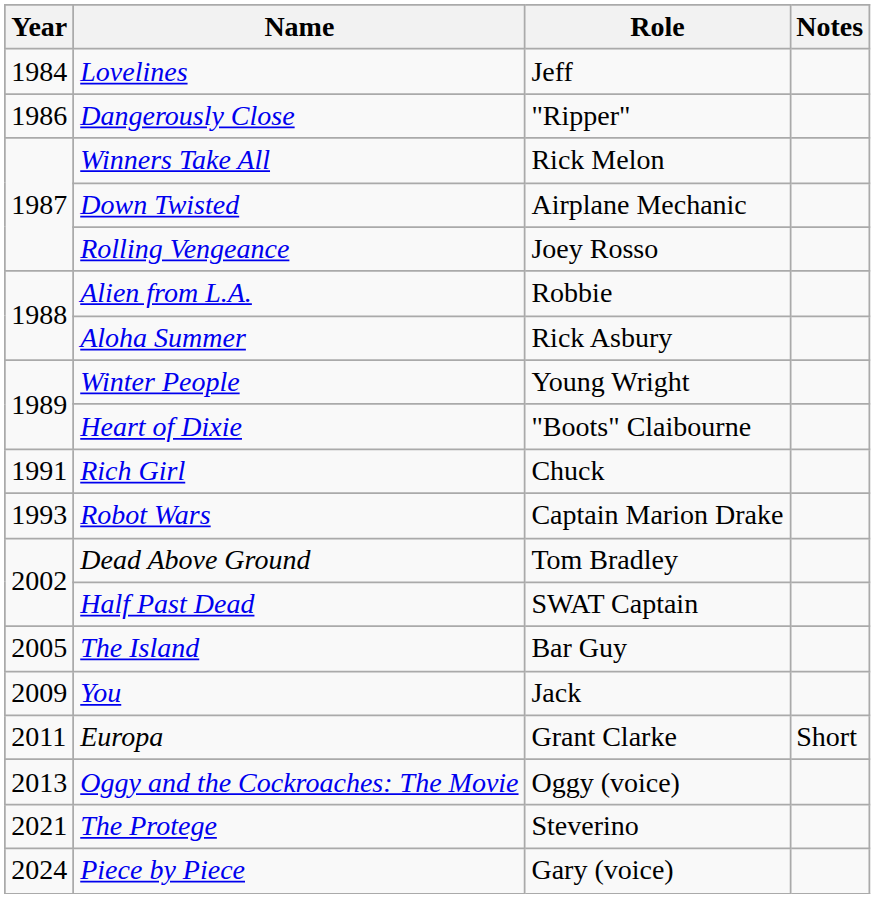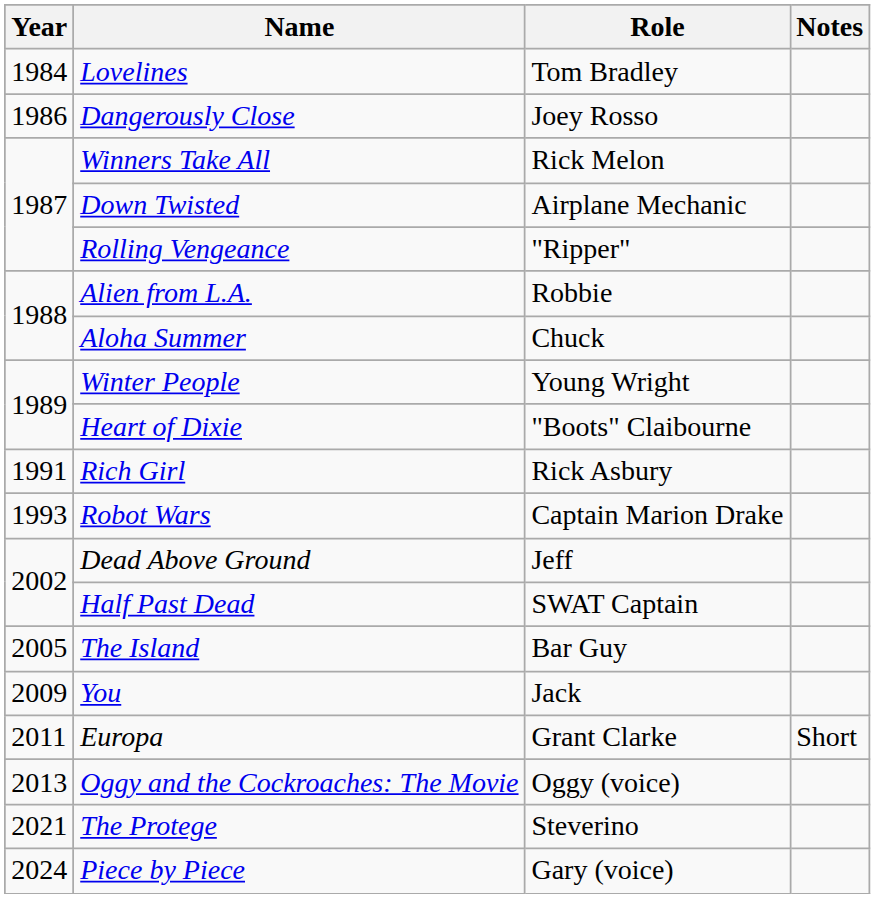(552, 71) Jeff -> (605, 71) Tom Bradley
(581, 115) "Ripper" -> (595, 115) Joey Rosso
(595, 248) Joey Rosso -> (581, 248) "Ripper"
(602, 337) Rick Asbury -> (568, 337) Chuck
(568, 470) Chuck -> (602, 470) Rick Asbury
(605, 559) Tom Bradley -> (552, 559) Jeff
